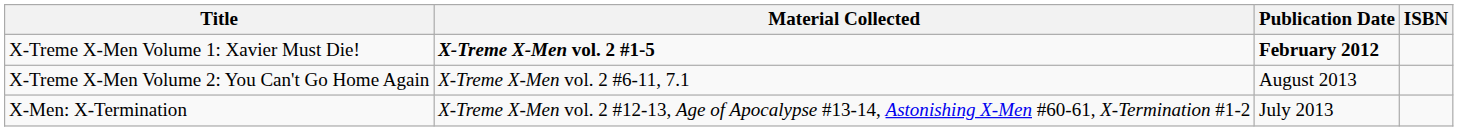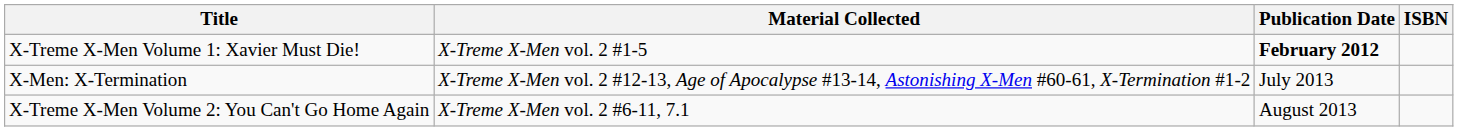(546, 49) bold -> (543, 49) normal
rows swapped: (219, 79) <-> (98, 110)
